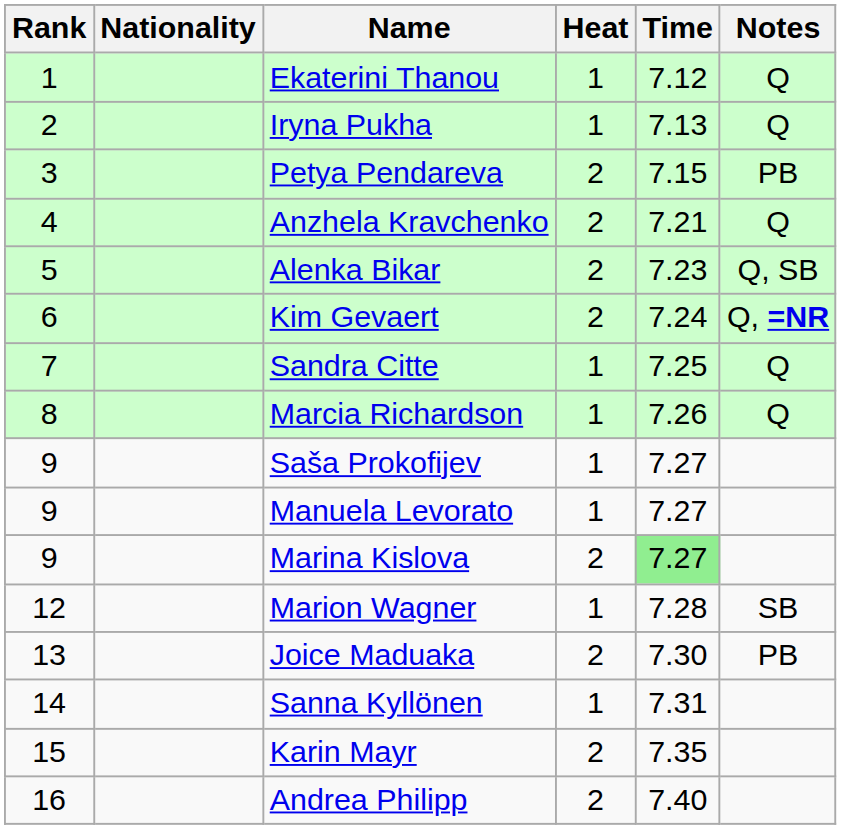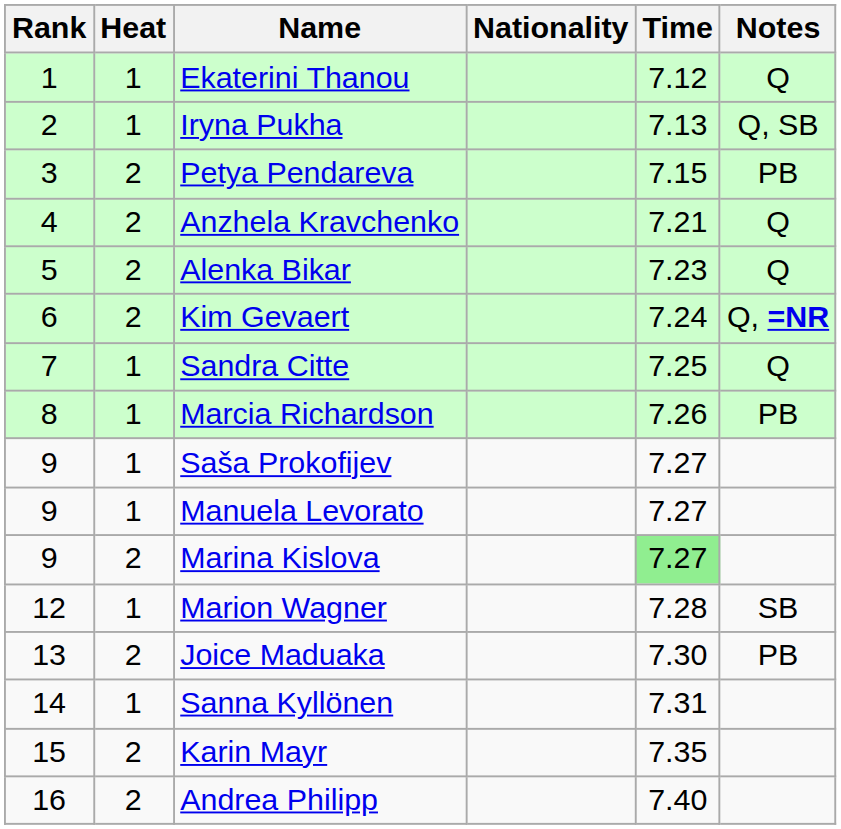columns swapped: (596, 28) <-> (178, 28)
(778, 125) Q -> (778, 125) Q, SB
(778, 269) Q, SB -> (778, 269) Q
(778, 414) Q -> (778, 414) PB
